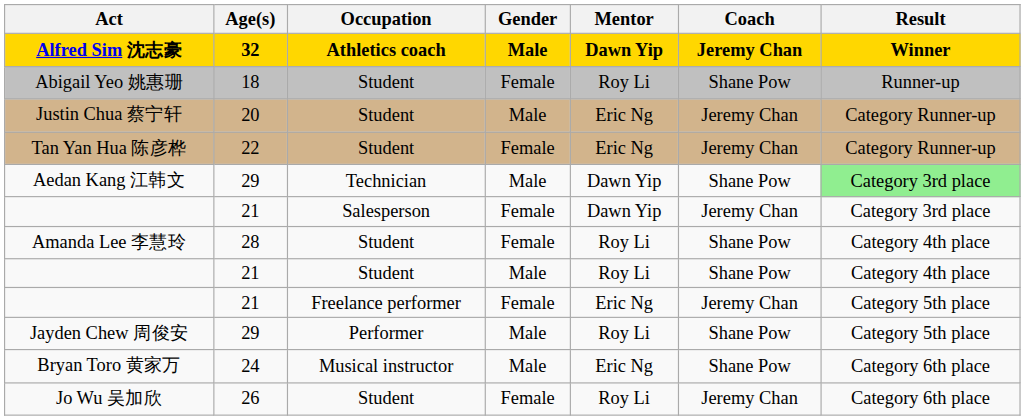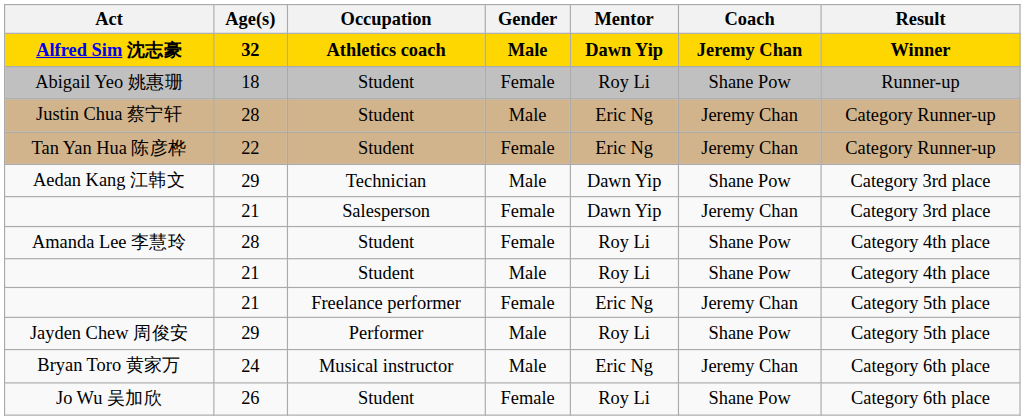(250, 115) 20 -> (250, 115) 28
(920, 180) lightgreen background -> (920, 180) no background
(750, 365) Shane Pow -> (750, 365) Jeremy Chan
(750, 398) Jeremy Chan -> (750, 398) Shane Pow
